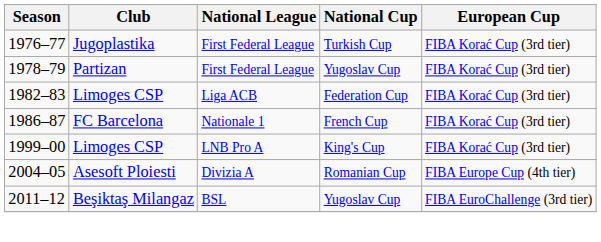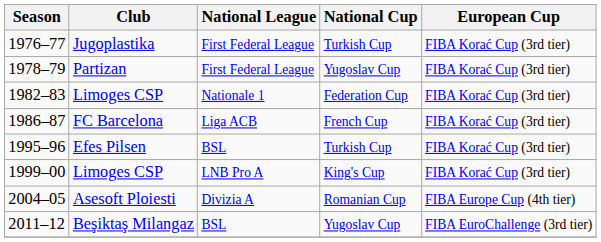(229, 96) Liga ACB -> (233, 96) Nationale 1
(233, 121) Nationale 1 -> (229, 121) Liga ACB
+ row: (37, 146)
